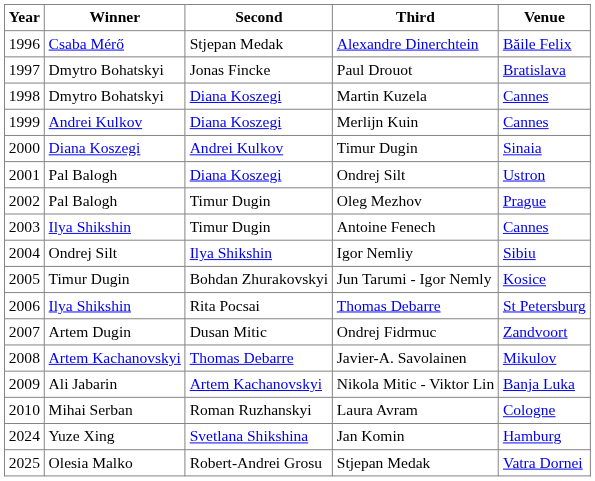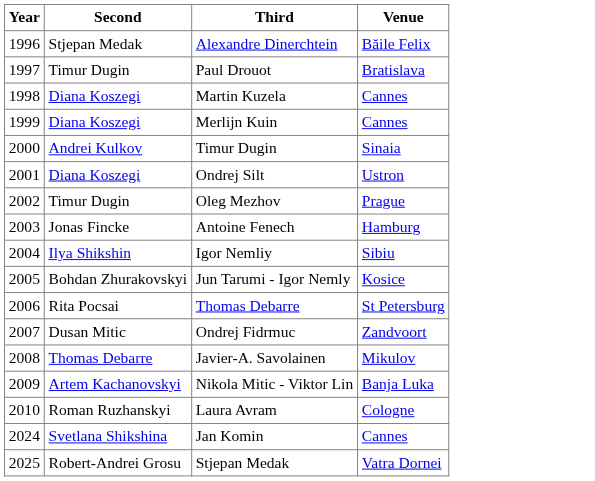- column: (115, 17)
(230, 69) Jonas Fincke -> (89, 69) Timur Dugin
(230, 227) Timur Dugin -> (89, 227) Jonas Fincke
(526, 227) Cannes -> (391, 227) Hamburg
(532, 436) Hamburg -> (385, 436) Cannes
